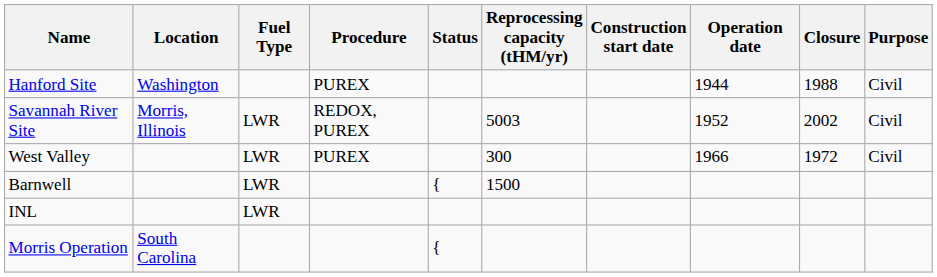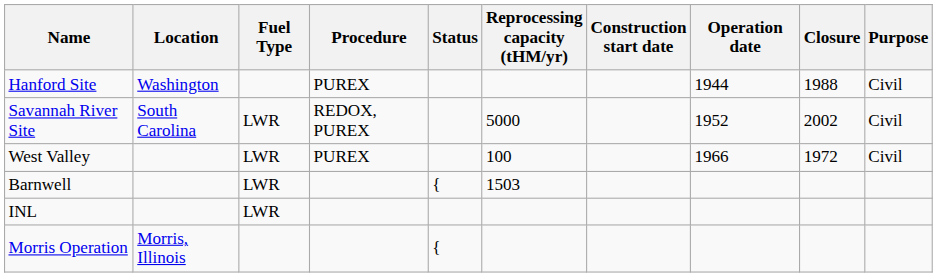(163, 120) Morris, Illinois -> (167, 120) South Carolina
(503, 120) 5003 -> (503, 120) 5000
(499, 157) 300 -> (499, 157) 100
(503, 184) 1500 -> (503, 184) 1503
(167, 248) South Carolina -> (163, 248) Morris, Illinois
